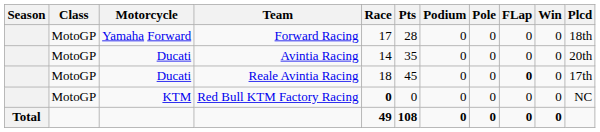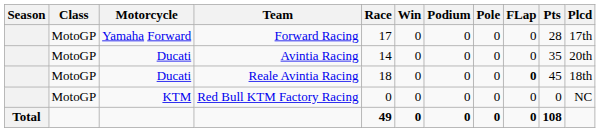columns swapped: (550, 14) <-> (407, 14)
(581, 35) 18th -> (581, 35) 17th
(581, 76) 17th -> (581, 76) 18th
(389, 96) bold -> (389, 96) normal
